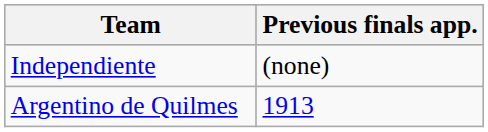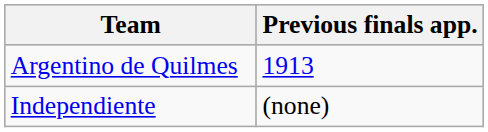rows swapped: (83, 65) <-> (124, 106)
